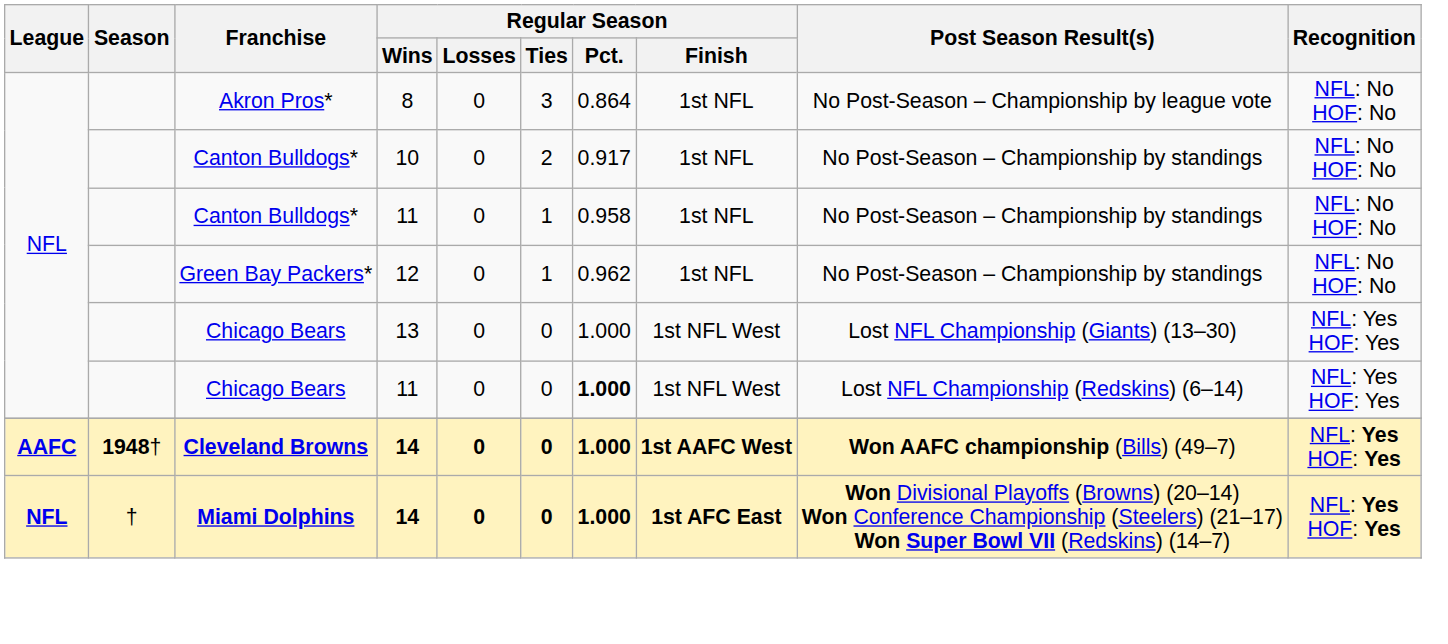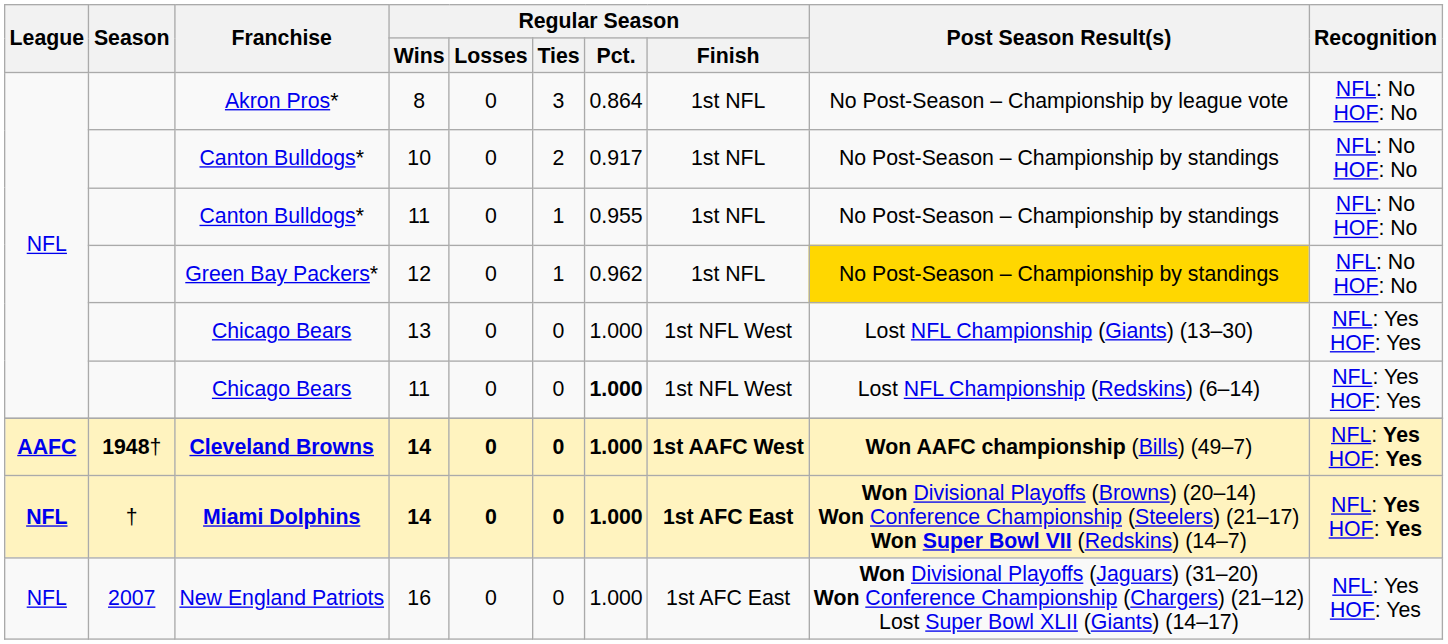(604, 216) 0.958 -> (616, 216) 0.955
(1042, 273) no background -> (1059, 273) gold background
+ row: (282, 598)
